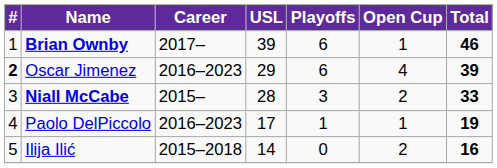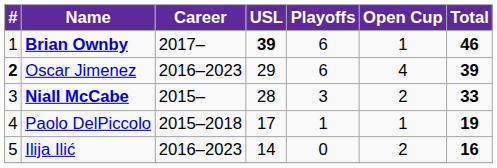(266, 44) normal -> (266, 44) bold
(200, 123) 2016–2023 -> (200, 123) 2015–2018
(200, 149) 2015–2018 -> (200, 149) 2016–2023
